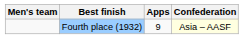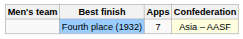(158, 27) 9 -> (158, 27) 7
